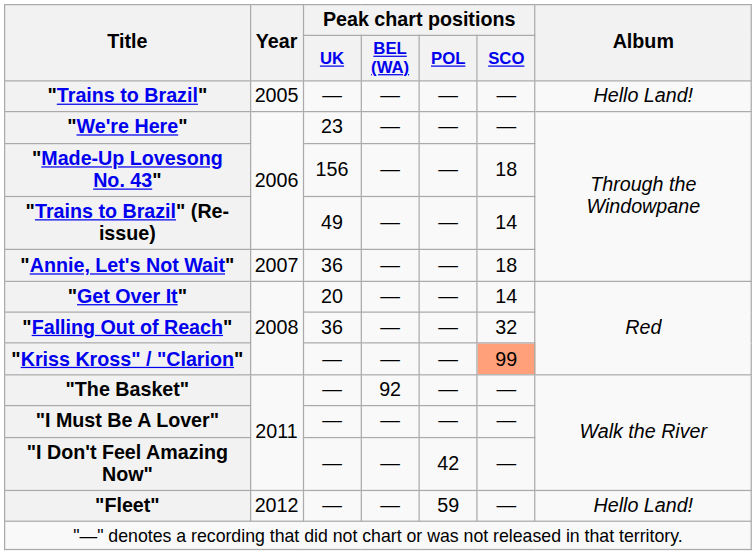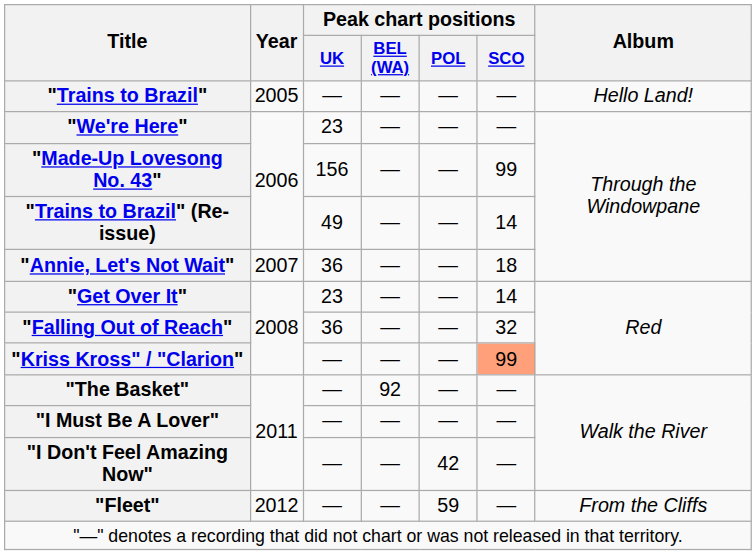(506, 169) 18 -> (506, 169) 99
(332, 296) 20 -> (332, 296) 23
(643, 505) Hello Land! -> (643, 505) From the Cliffs
